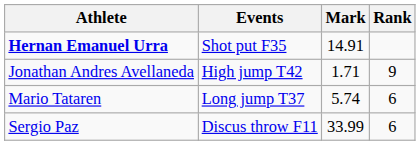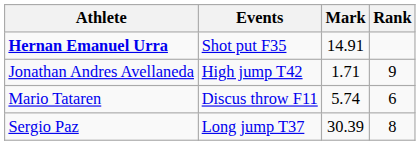(253, 99) Long jump T37 -> (260, 99) Discus throw F11
(260, 126) Discus throw F11 -> (253, 126) Long jump T37
(345, 126) 33.99 -> (345, 126) 30.39
(392, 126) 6 -> (392, 126) 8
